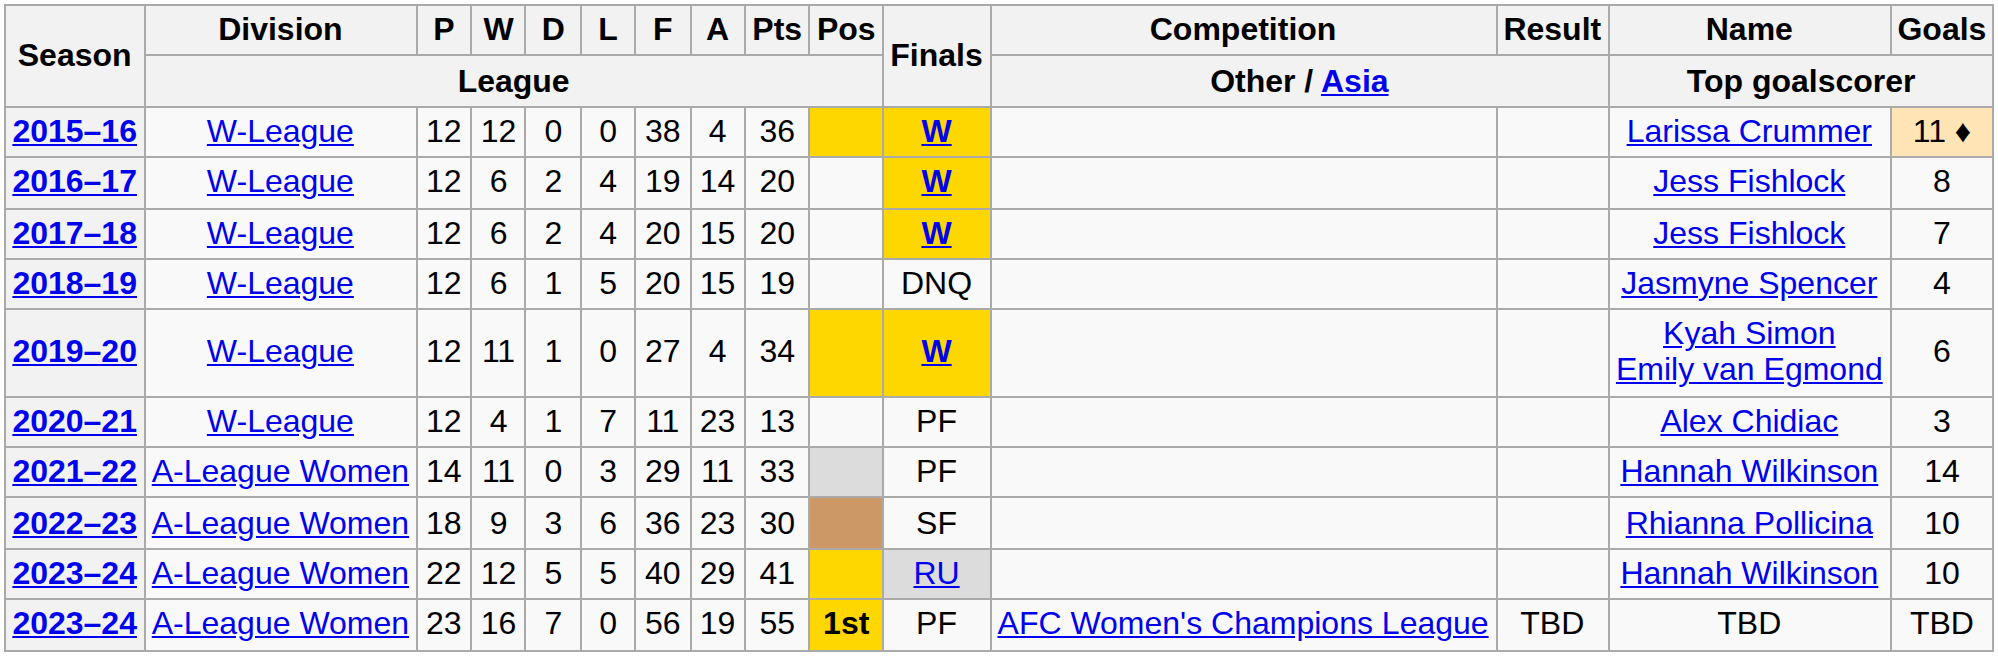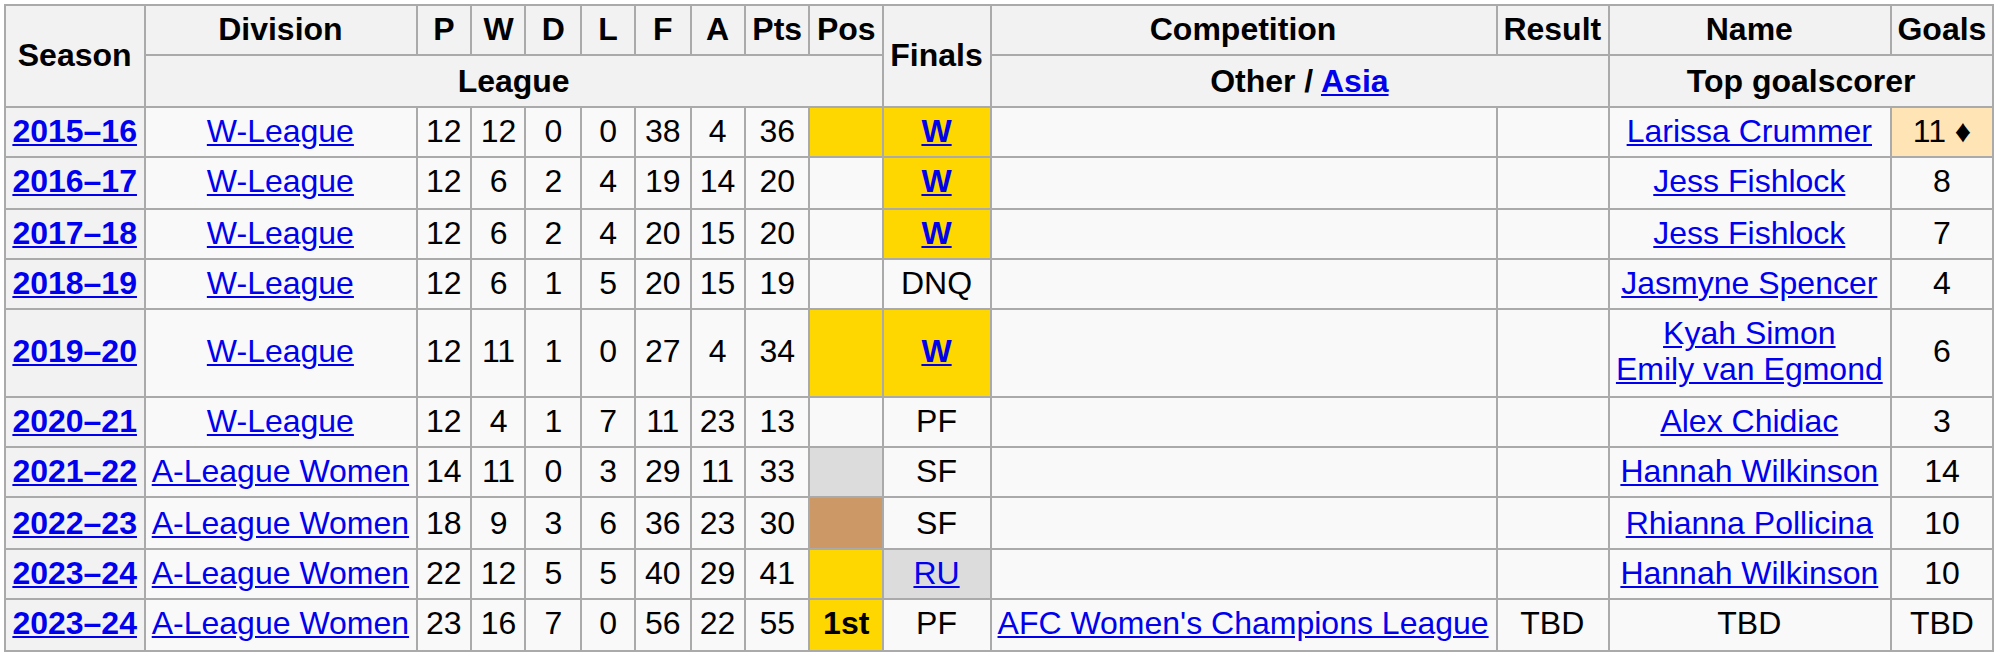(937, 471) PF -> (937, 471) SF
(718, 624) 19 -> (718, 624) 22
